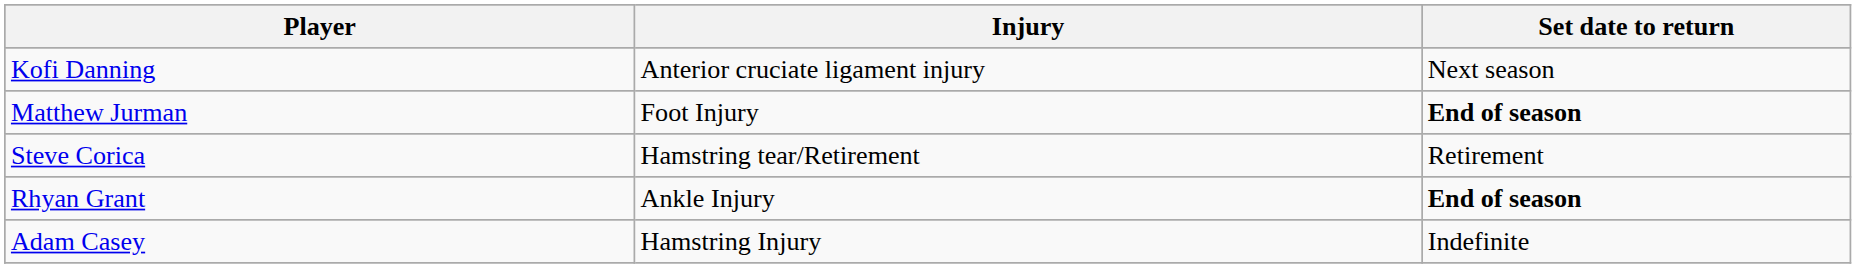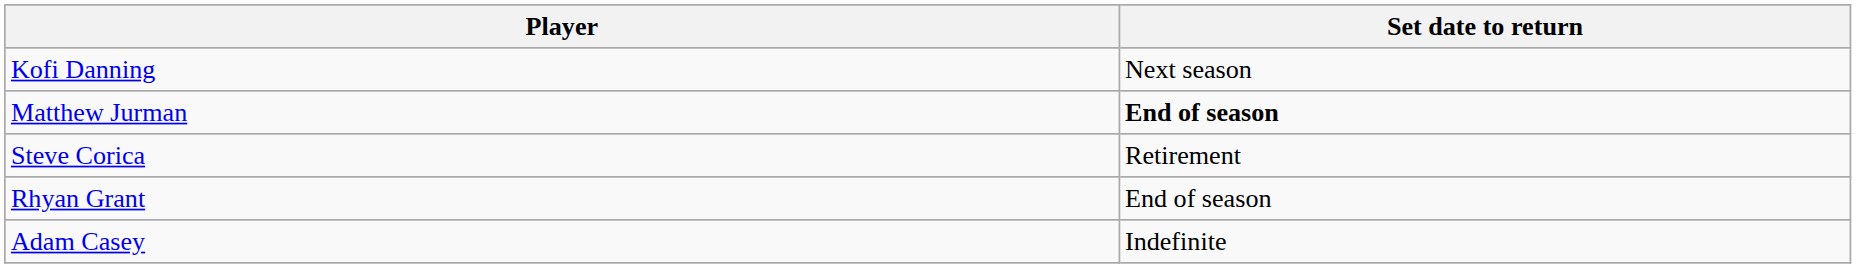- column: (1028, 26)
(1505, 198) bold -> (1198, 198) normal
